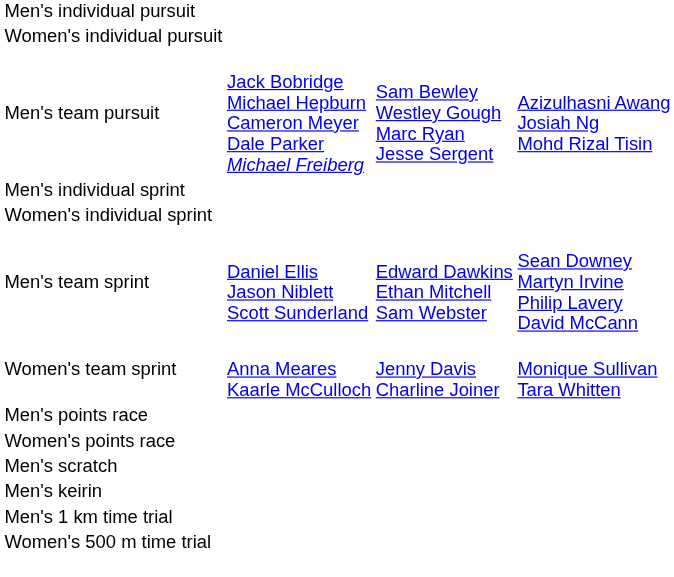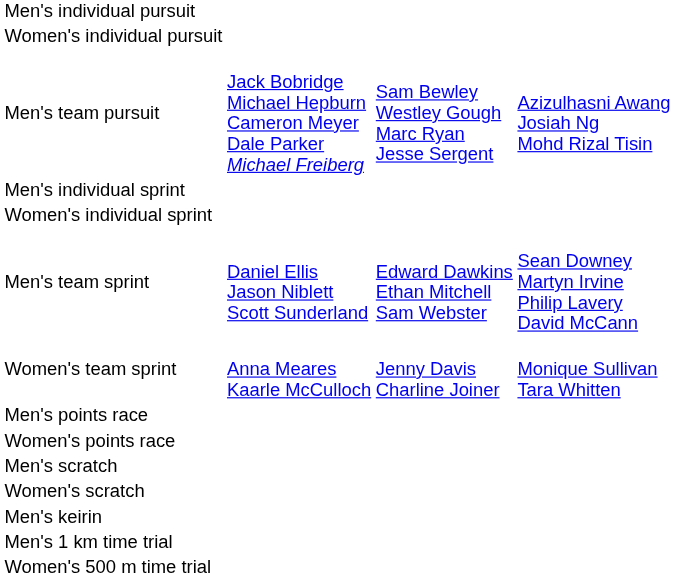+ row: (75, 491)
